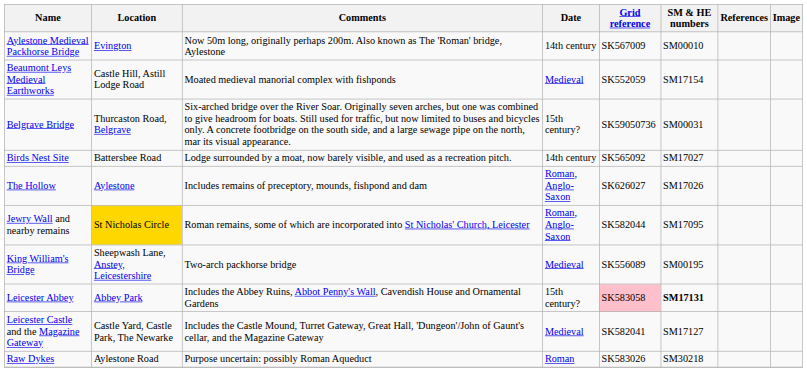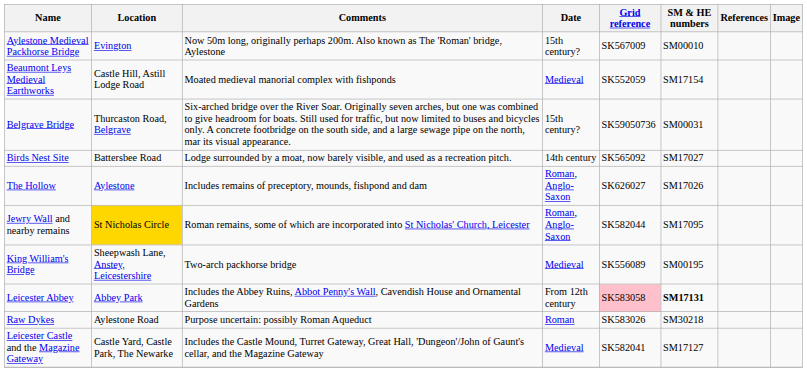(571, 46) 14th century -> (563, 46) 15th century?
(563, 298) 15th century? -> (566, 298) From 12th century
rows swapped: (43, 331) <-> (30, 359)
